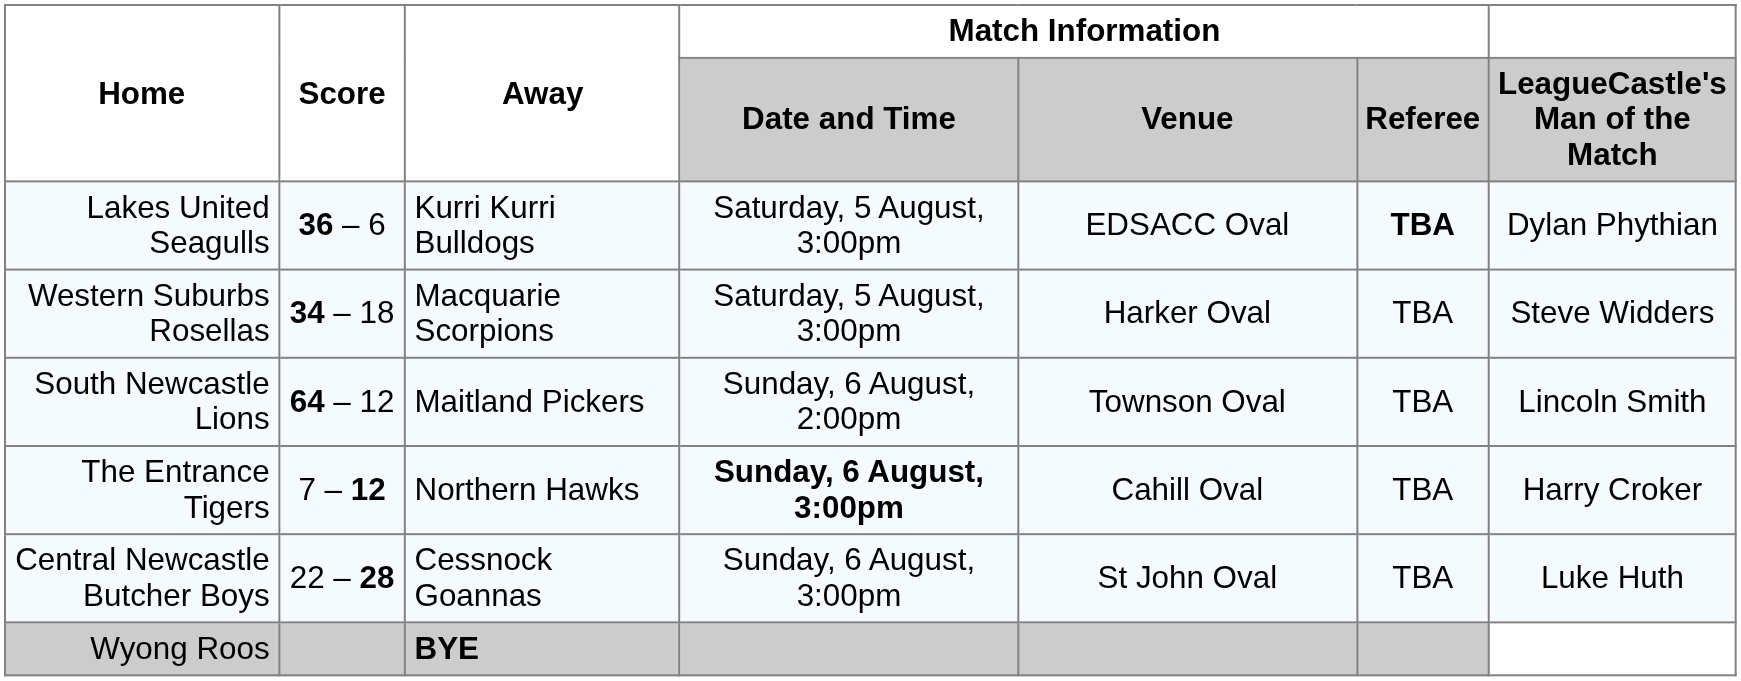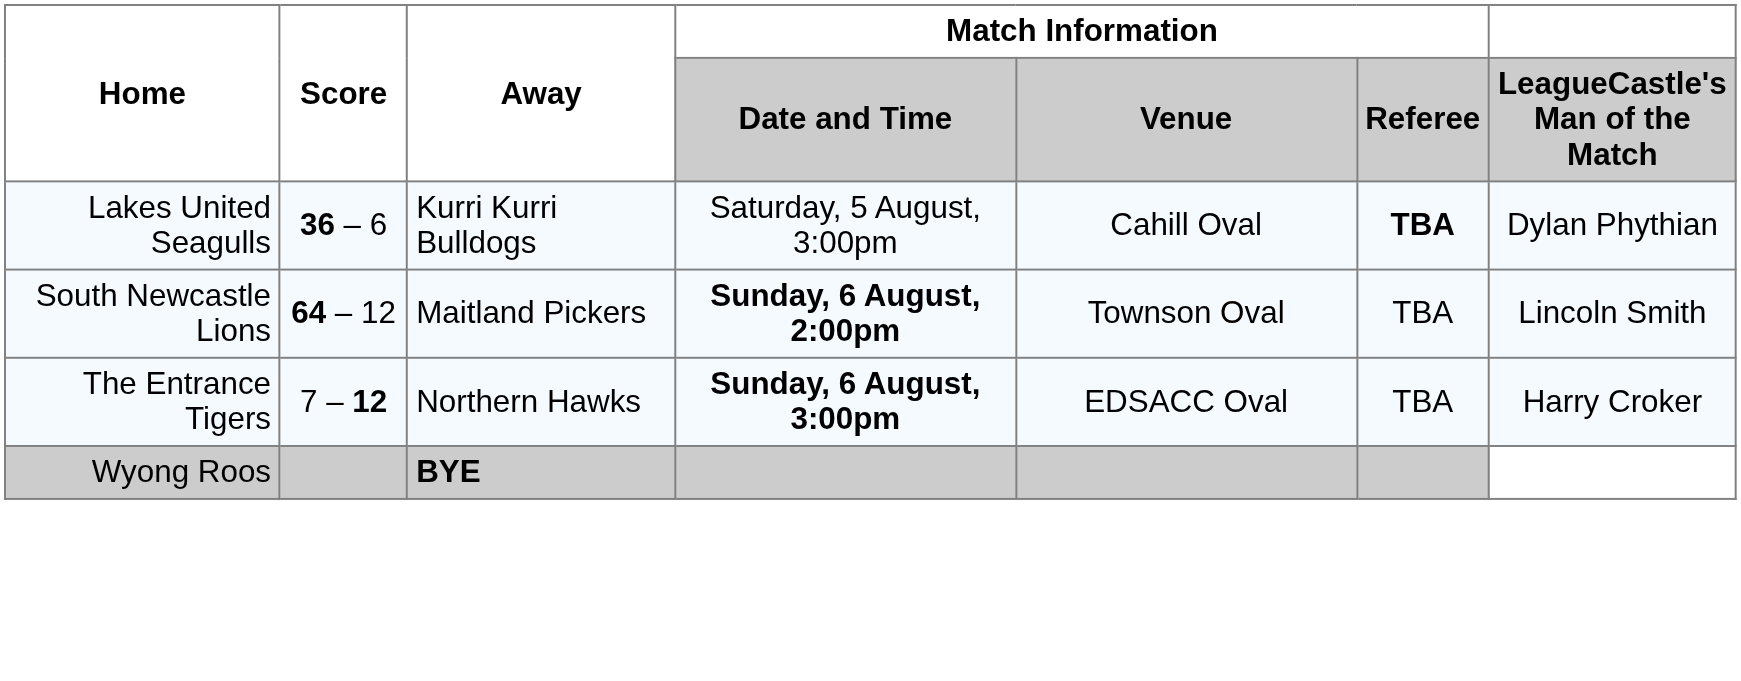(1187, 224) EDSACC Oval -> (1186, 224) Cahill Oval
- row: (149, 313)
(849, 401) normal -> (845, 313) bold
(1187, 489) Cahill Oval -> (1186, 401) EDSACC Oval
- row: (142, 577)
